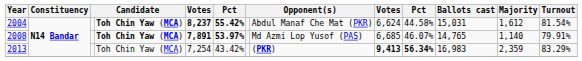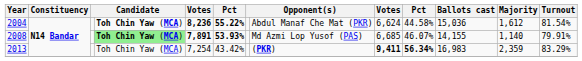(199, 24) 8,237 -> (199, 24) 8,236
(229, 24) 55.42% -> (229, 24) 55.22%
(452, 24) 15,031 -> (452, 24) 15,036
(140, 37) no background -> (140, 37) lightgreen background
(229, 37) 53.97% -> (229, 37) 53.93%
(452, 37) 14,765 -> (452, 37) 14,155
(388, 50) 9,413 -> (388, 50) 9,411
